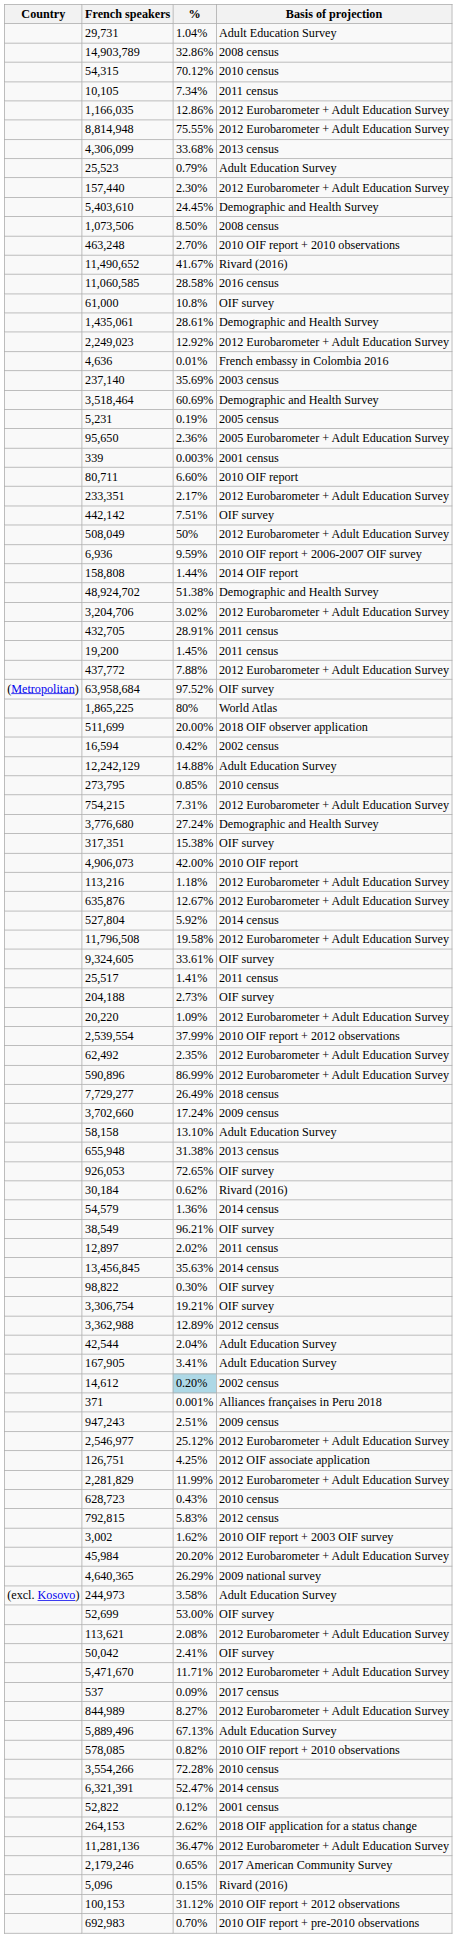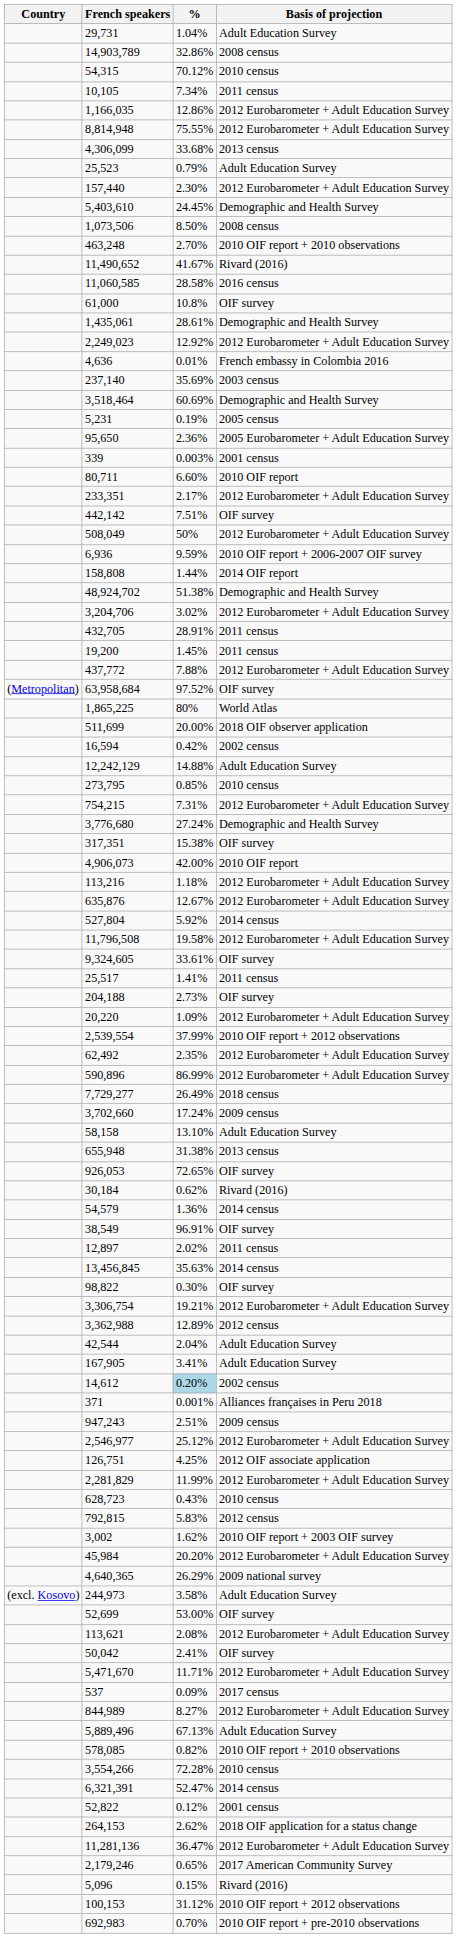(195, 1229) 96.21% -> (195, 1229) 96.91%
(247, 1306) OIF survey -> (334, 1306) 2012 Eurobarometer + Adult Education Survey
